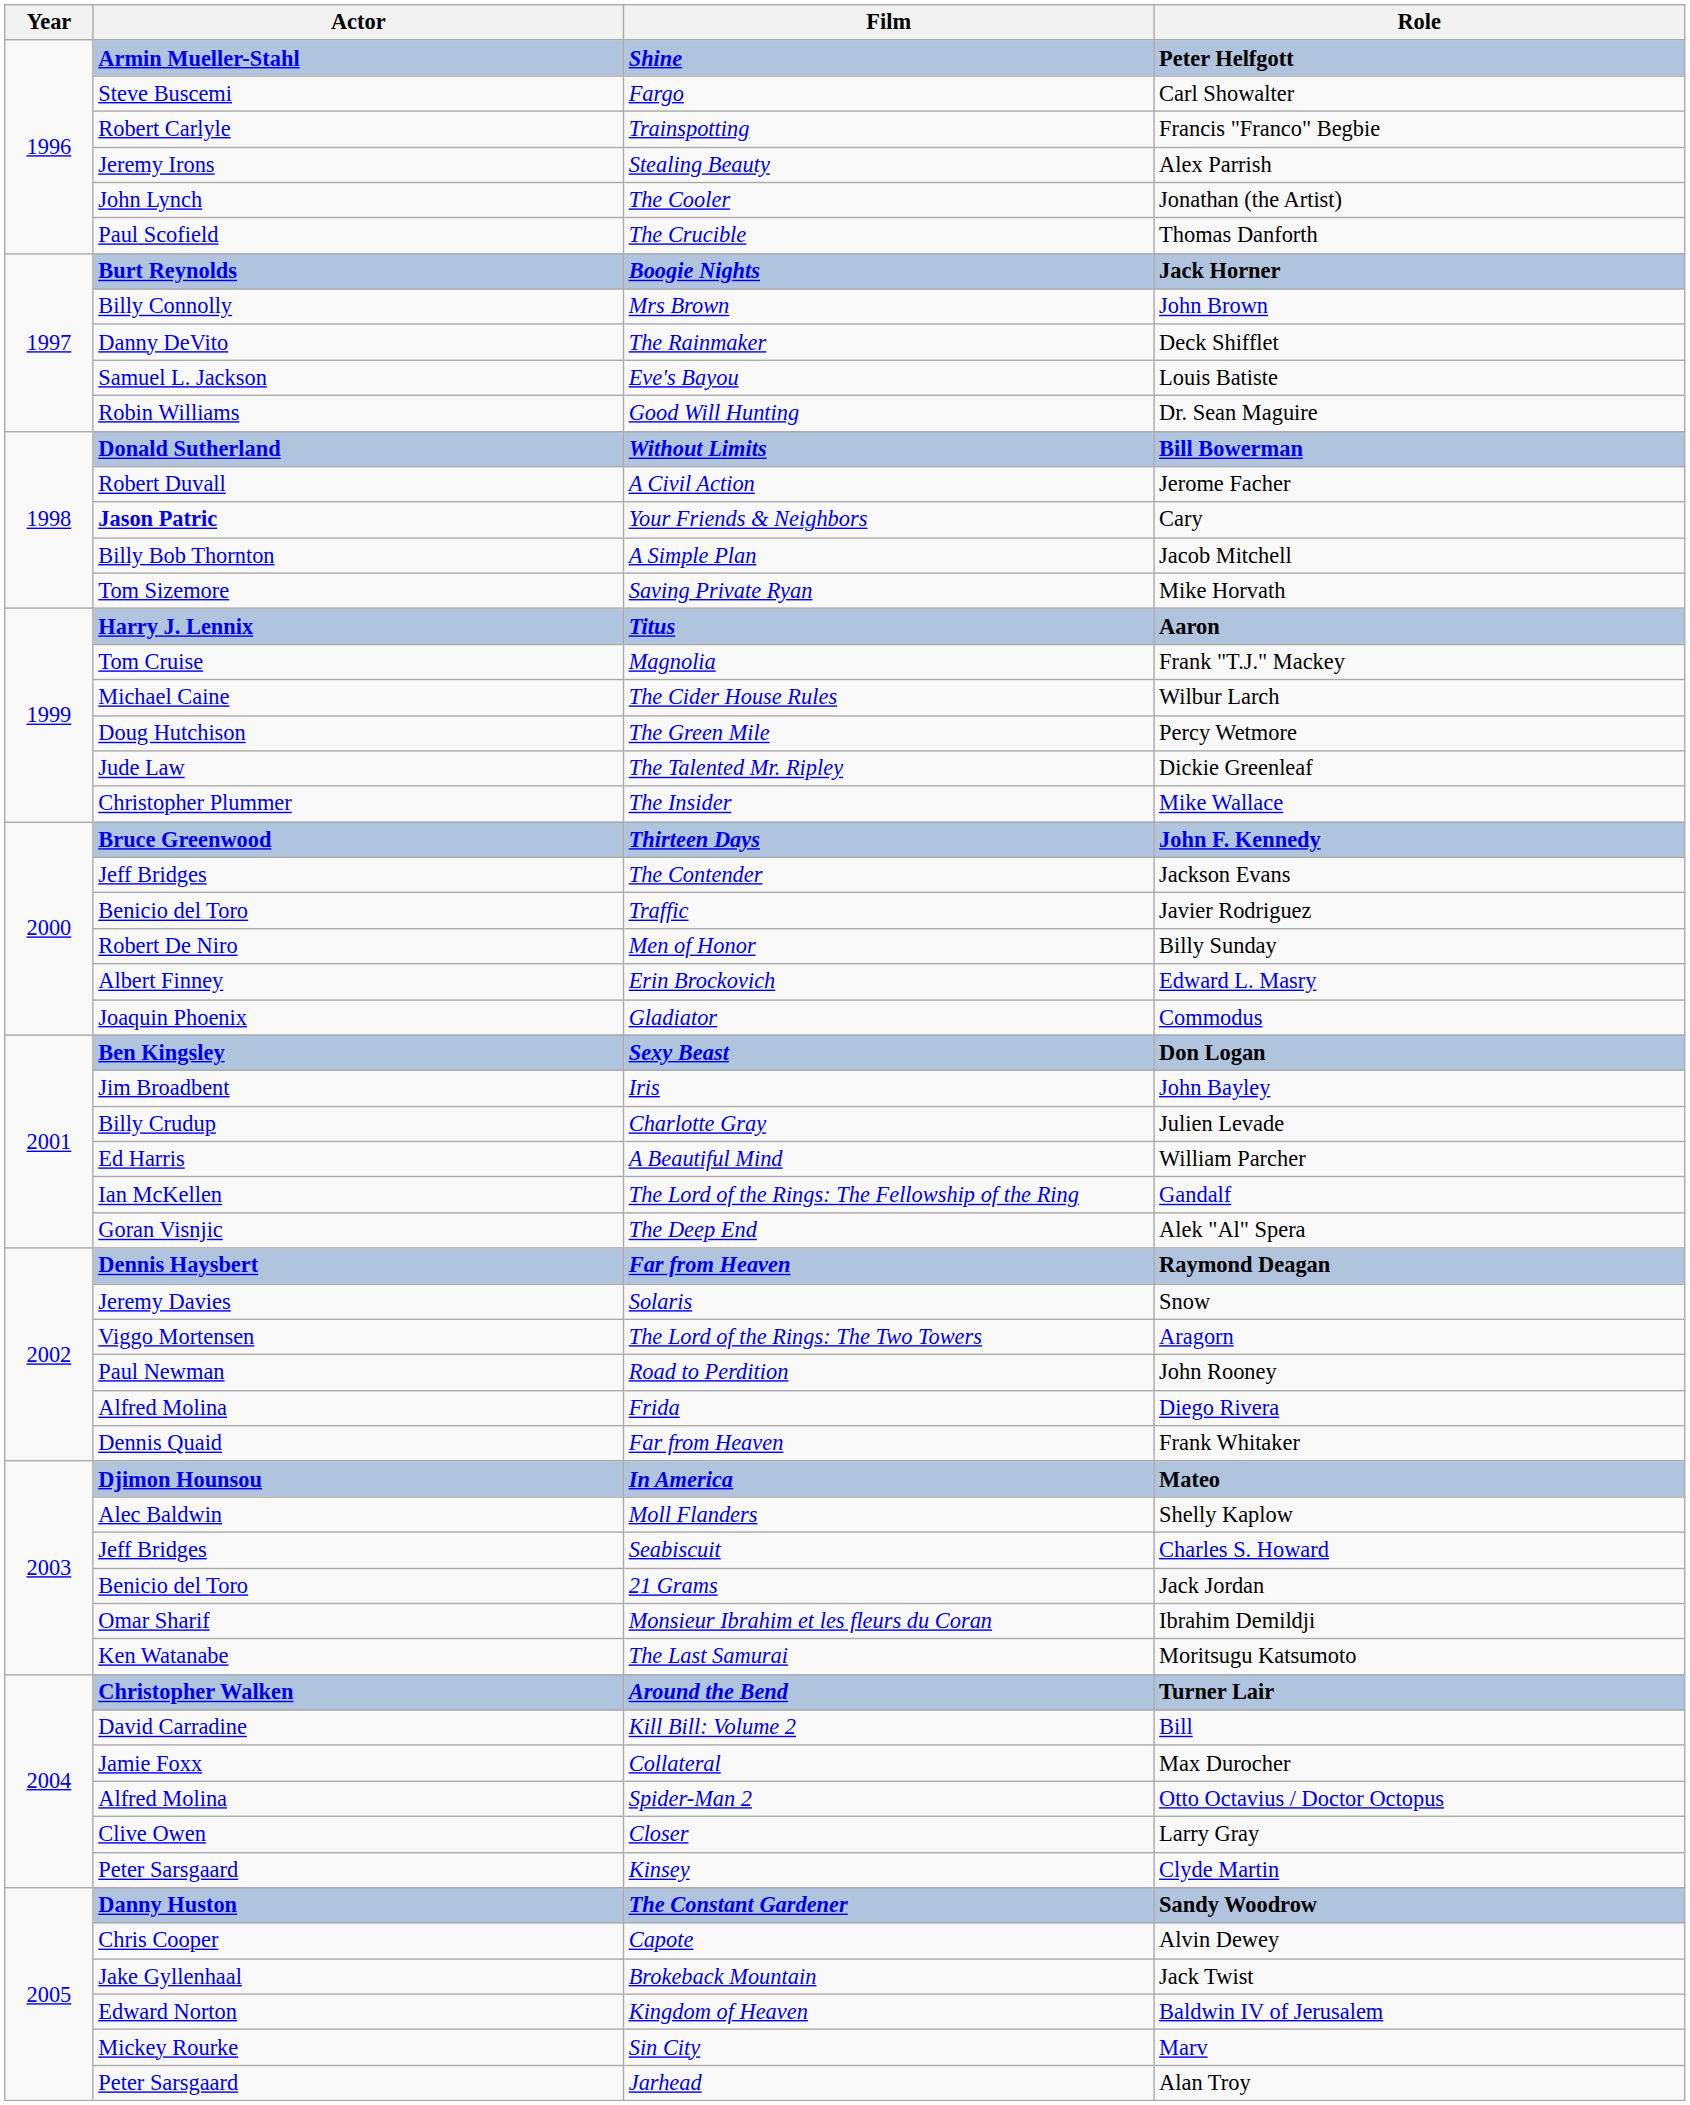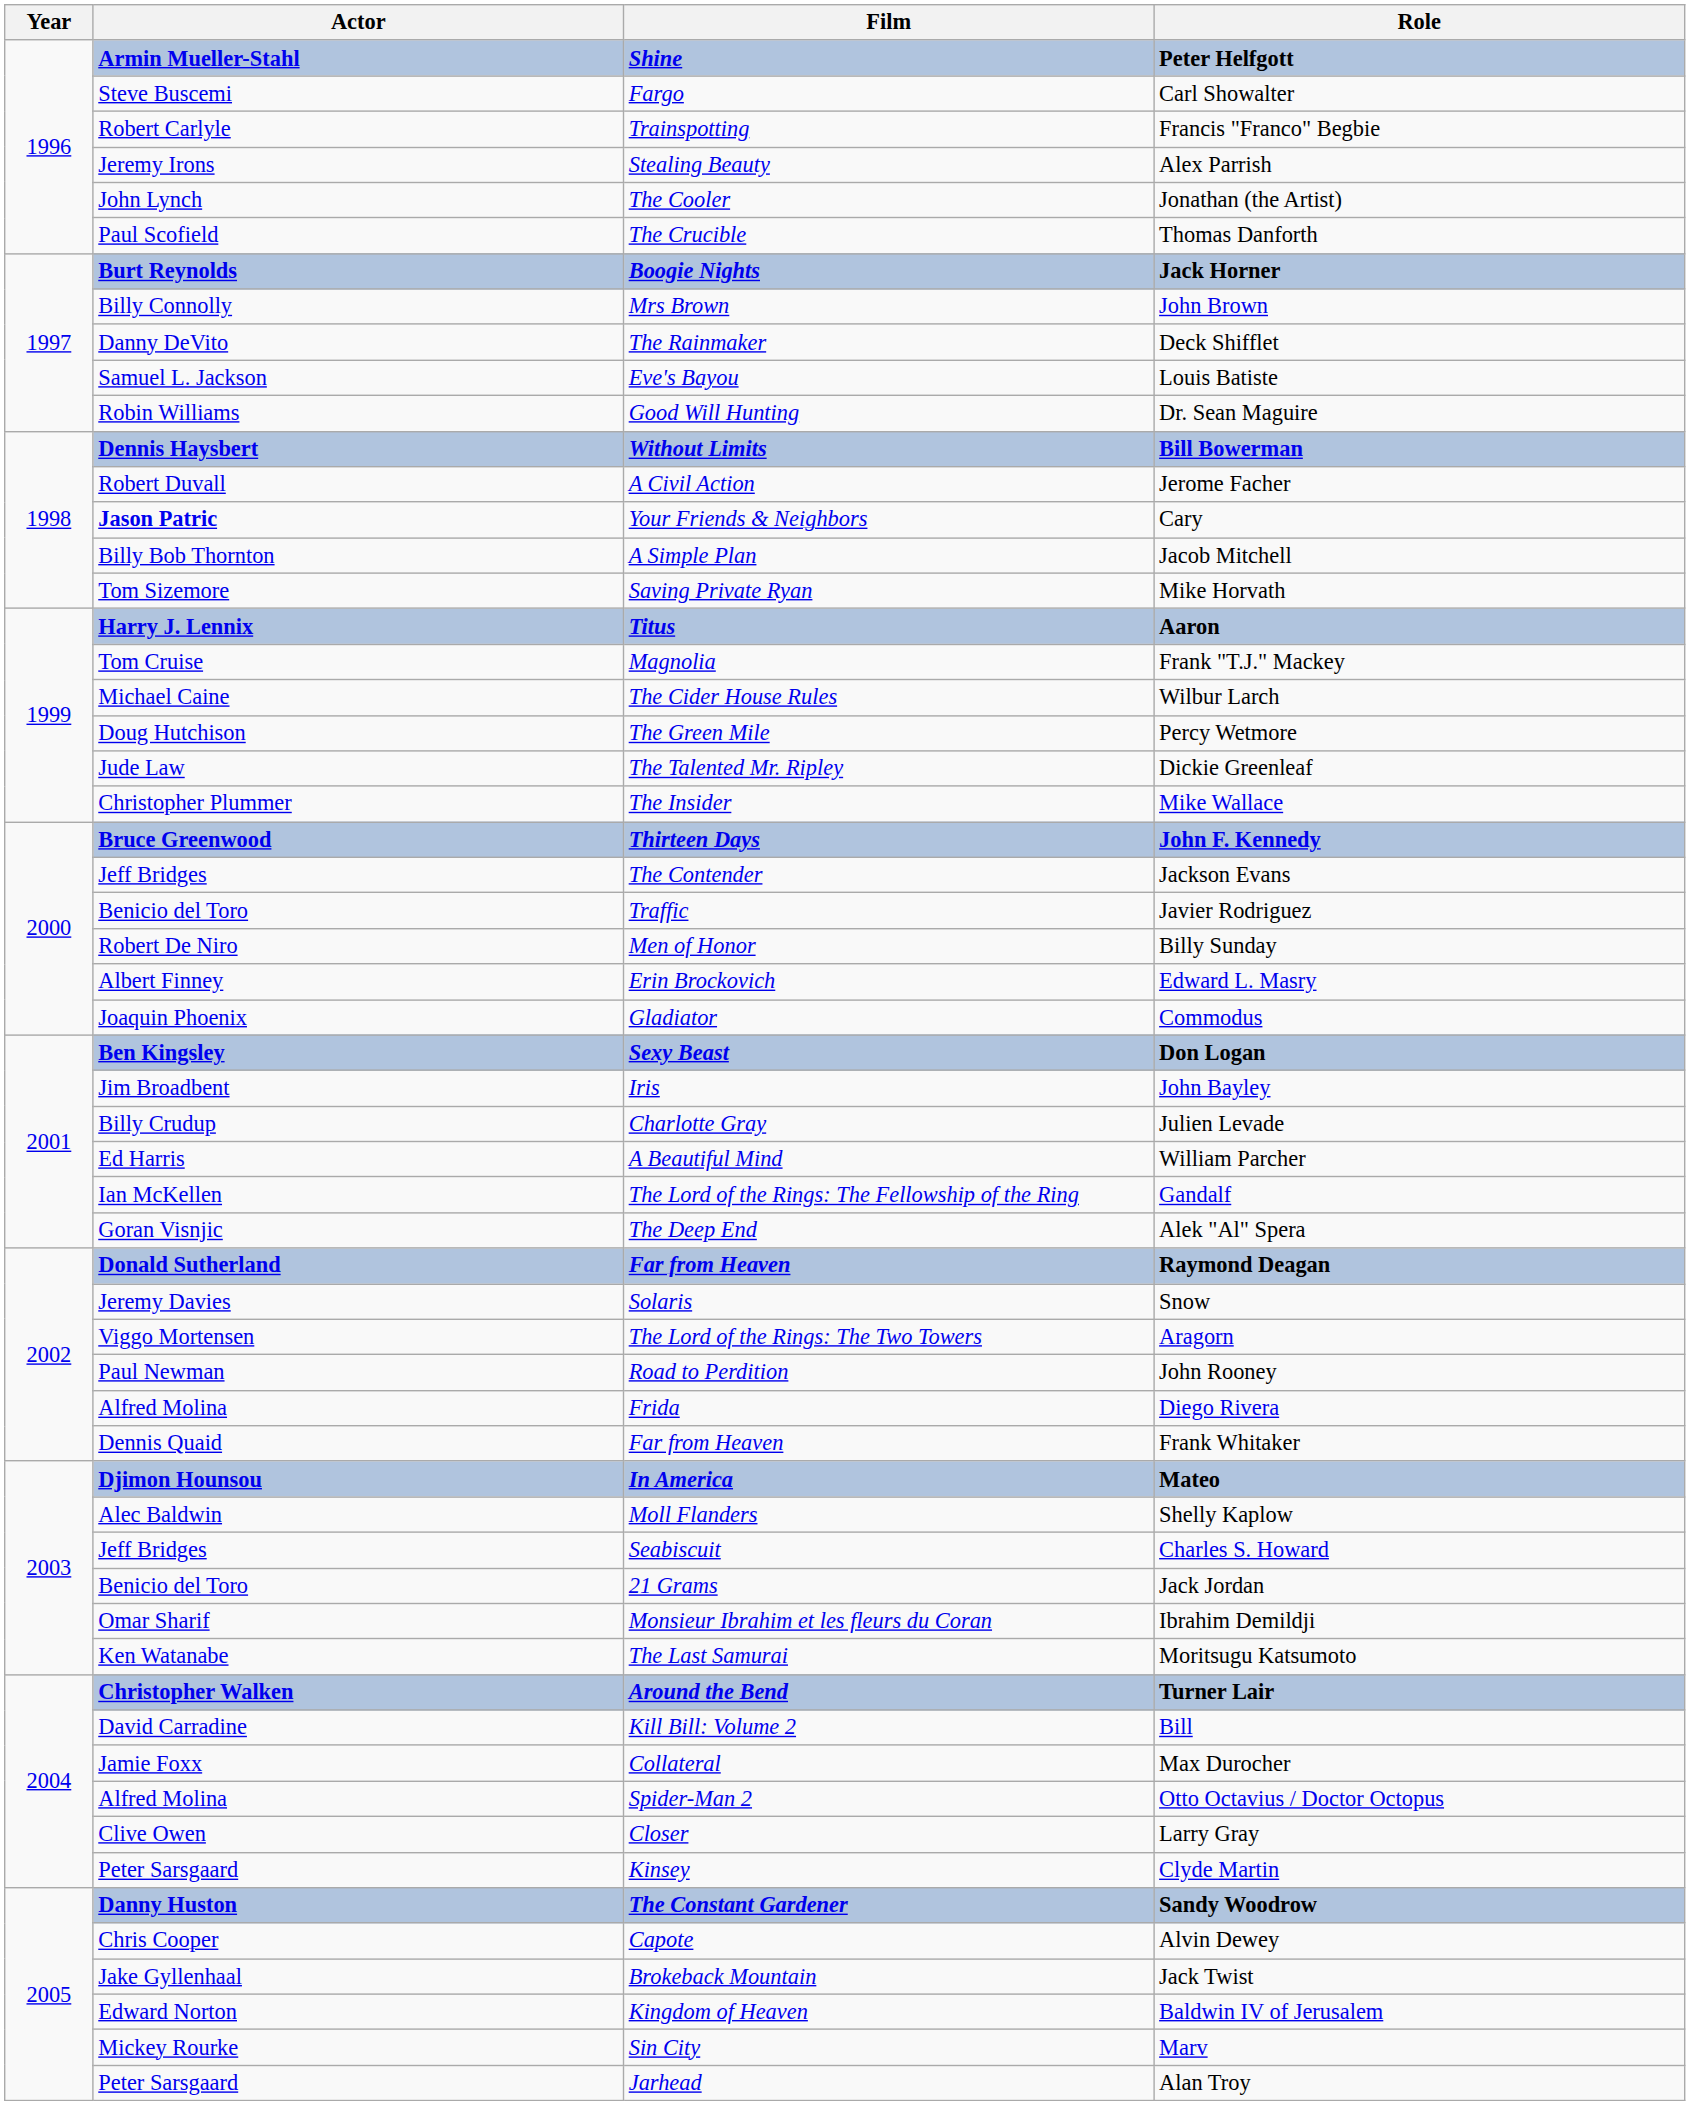(189, 448) Donald Sutherland -> (178, 448) Dennis Haysbert
(178, 1265) Dennis Haysbert -> (189, 1265) Donald Sutherland
